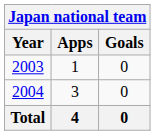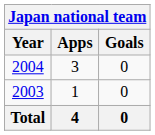rows swapped: (28, 67) <-> (28, 92)
